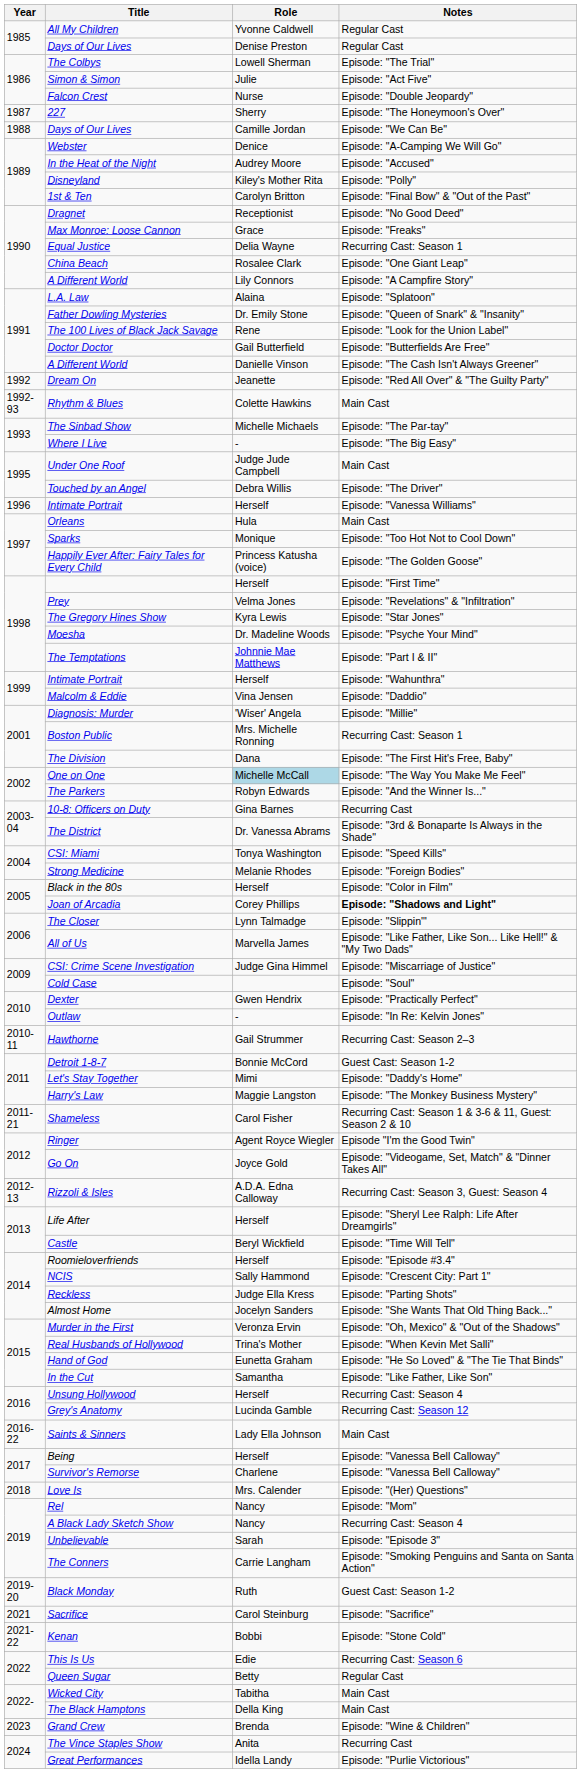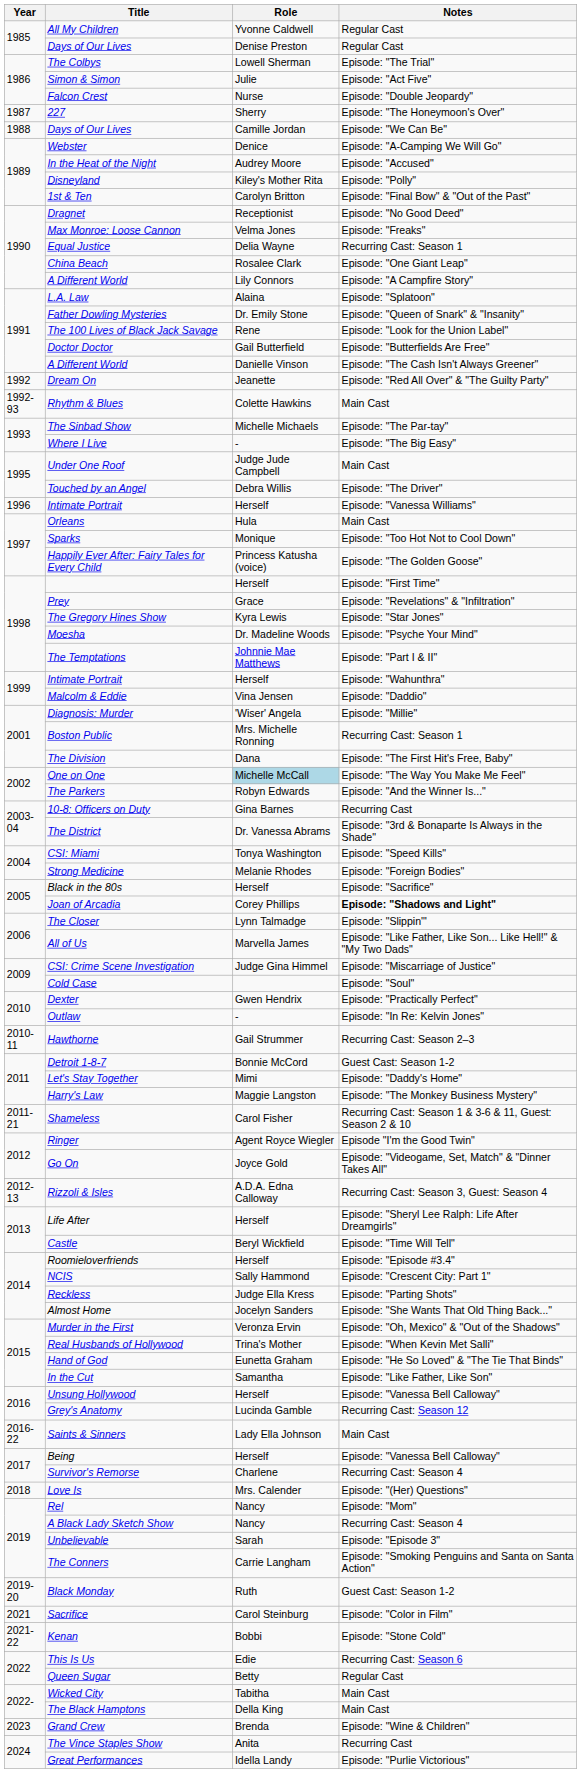(249, 230) Grace -> (265, 230) Velma Jones
(265, 601) Velma Jones -> (249, 601) Grace
(397, 888) Episode: "Color in Film" -> (388, 888) Episode: "Sacrifice"
(402, 1394) Recurring Cast: Season 4 -> (421, 1394) Episode: "Vanessa Bell Calloway"
(421, 1473) Episode: "Vanessa Bell Calloway" -> (402, 1473) Recurring Cast: Season 4
(388, 1614) Episode: "Sacrifice" -> (397, 1614) Episode: "Color in Film"
